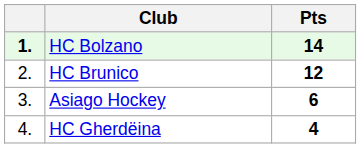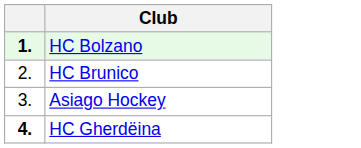- column: (313, 18)
(25, 128) normal -> (25, 128) bold
